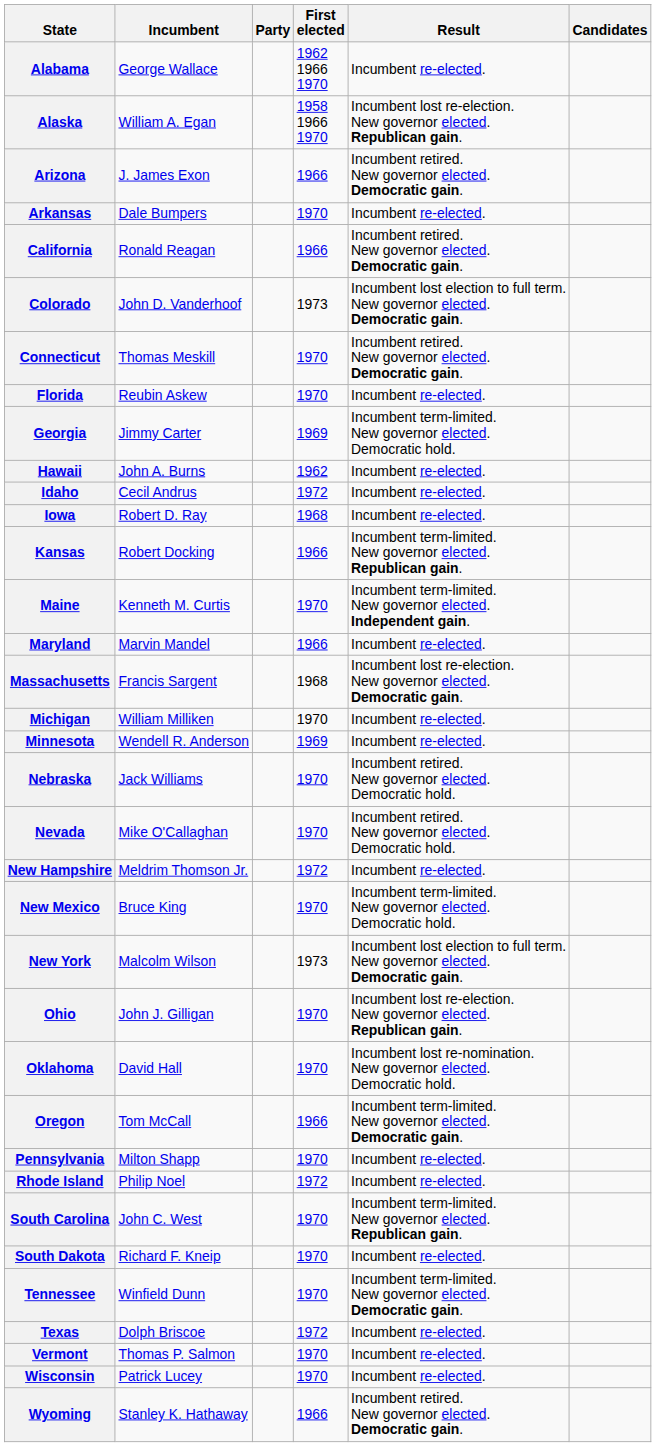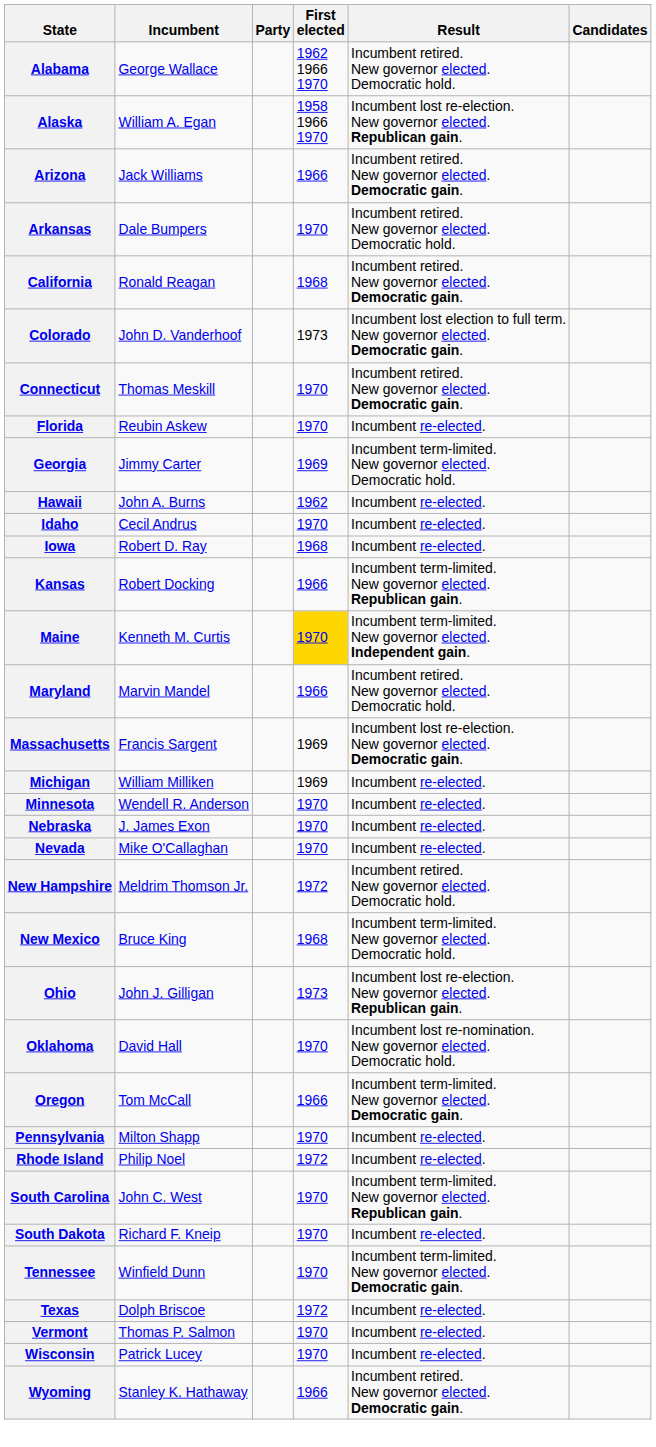(418, 68) Incumbent re-elected. -> (421, 68) Incumbent retired. New governor elected. Democratic hold.
(164, 175) J. James Exon -> (161, 175) Jack Williams
(418, 213) Incumbent re-elected. -> (421, 229) Incumbent retired. New governor elected. Democratic hold.
(312, 251) 1966 -> (312, 282) 1968
(312, 493) 1972 -> (312, 524) 1970
(312, 606) no background -> (312, 637) gold background
(418, 644) Incumbent re-elected. -> (421, 691) Incumbent retired. New governor elected. Democratic hold.
(312, 681) 1968 -> (312, 744) 1969
(312, 719) 1970 -> (312, 782) 1969
(312, 741) 1969 -> (312, 804) 1970
(161, 779) Jack Williams -> (164, 826) J. James Exon
(421, 779) Incumbent retired. New governor elected. Democratic hold. -> (418, 826) Incumbent re-elected.
(421, 832) Incumbent retired. New governor elected. Democratic hold. -> (418, 848) Incumbent re-elected.
(418, 870) Incumbent re-elected. -> (421, 886) Incumbent retired. New governor elected. Democratic hold.
(312, 908) 1970 -> (312, 939) 1968
- row: (60, 961)
(312, 1015) 1970 -> (312, 993) 1973
